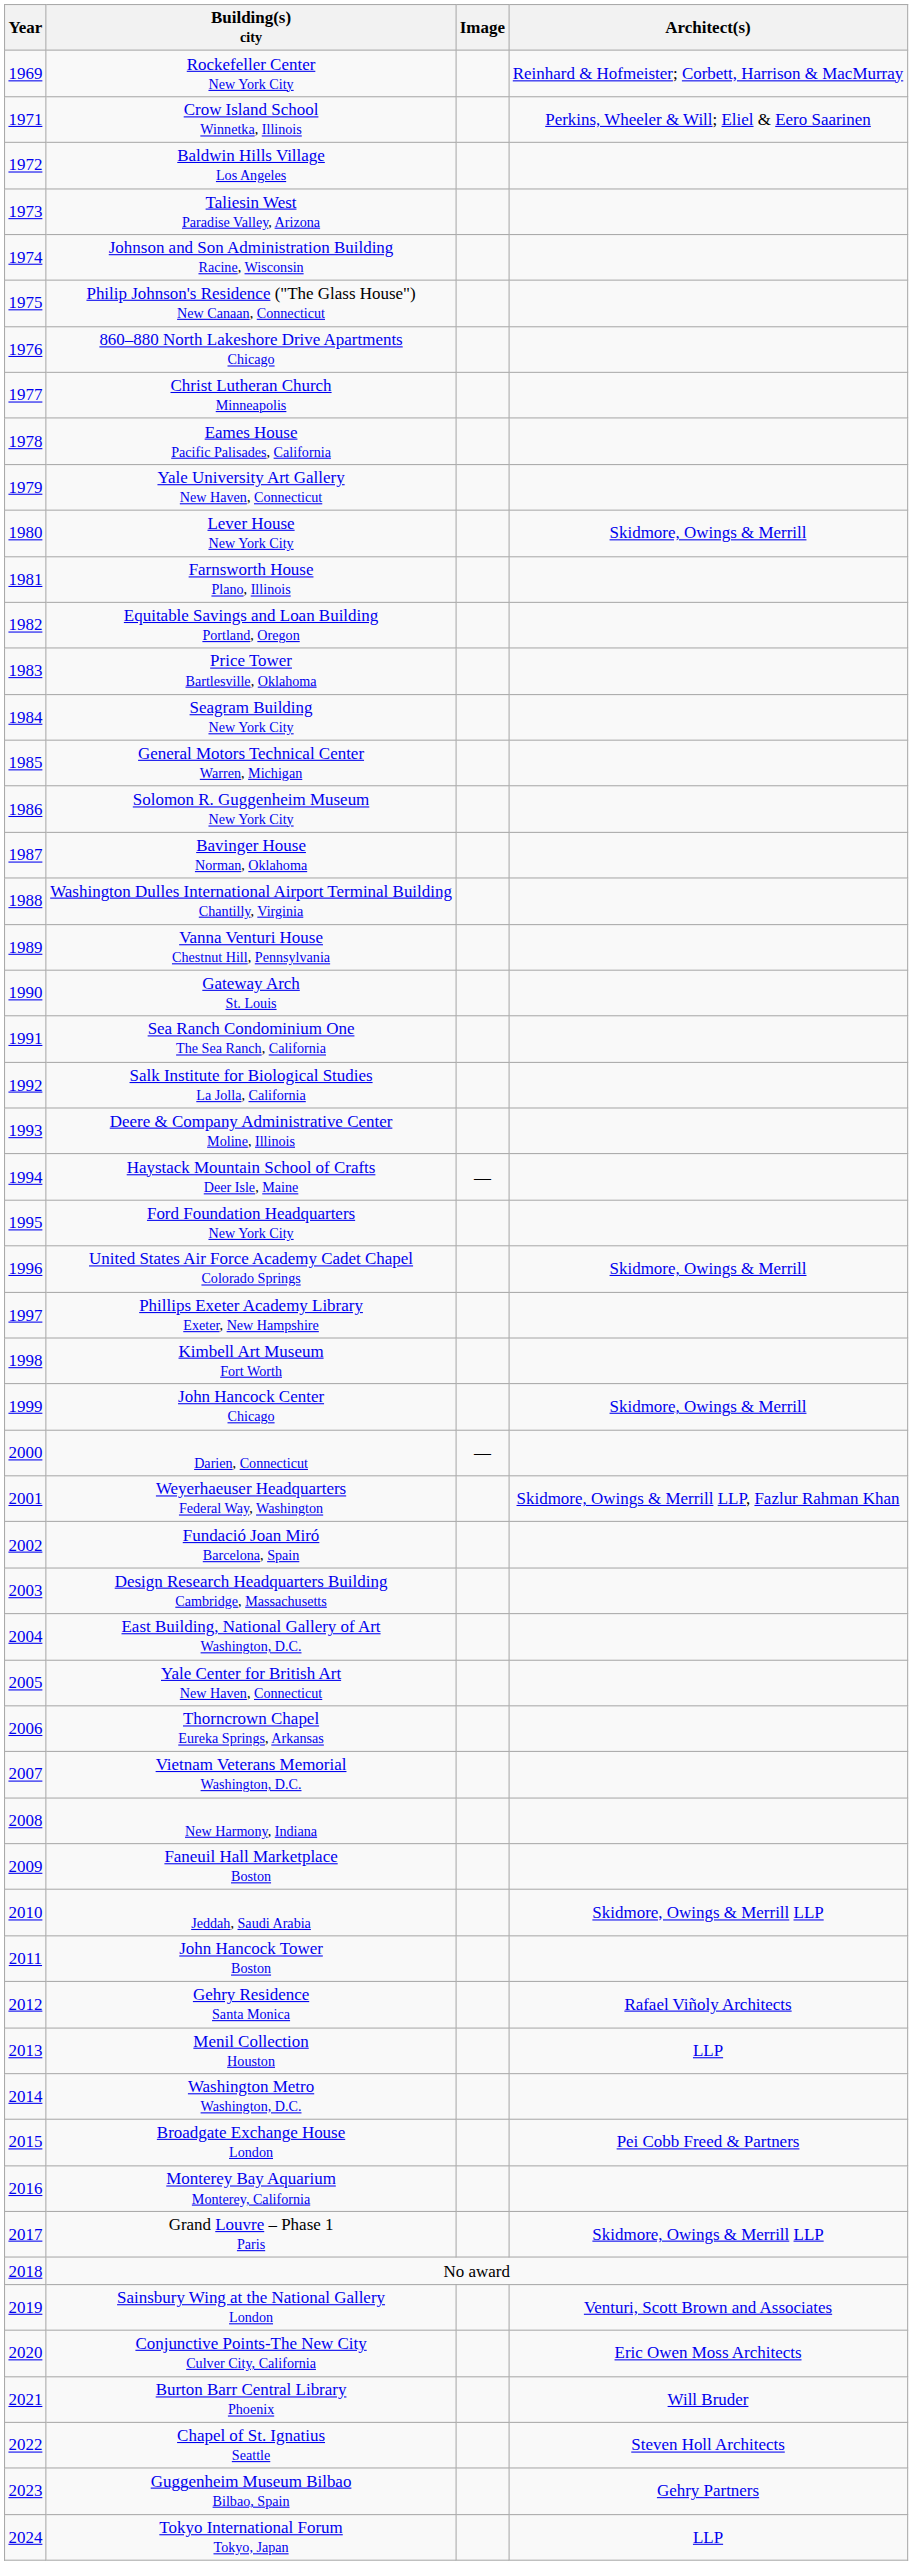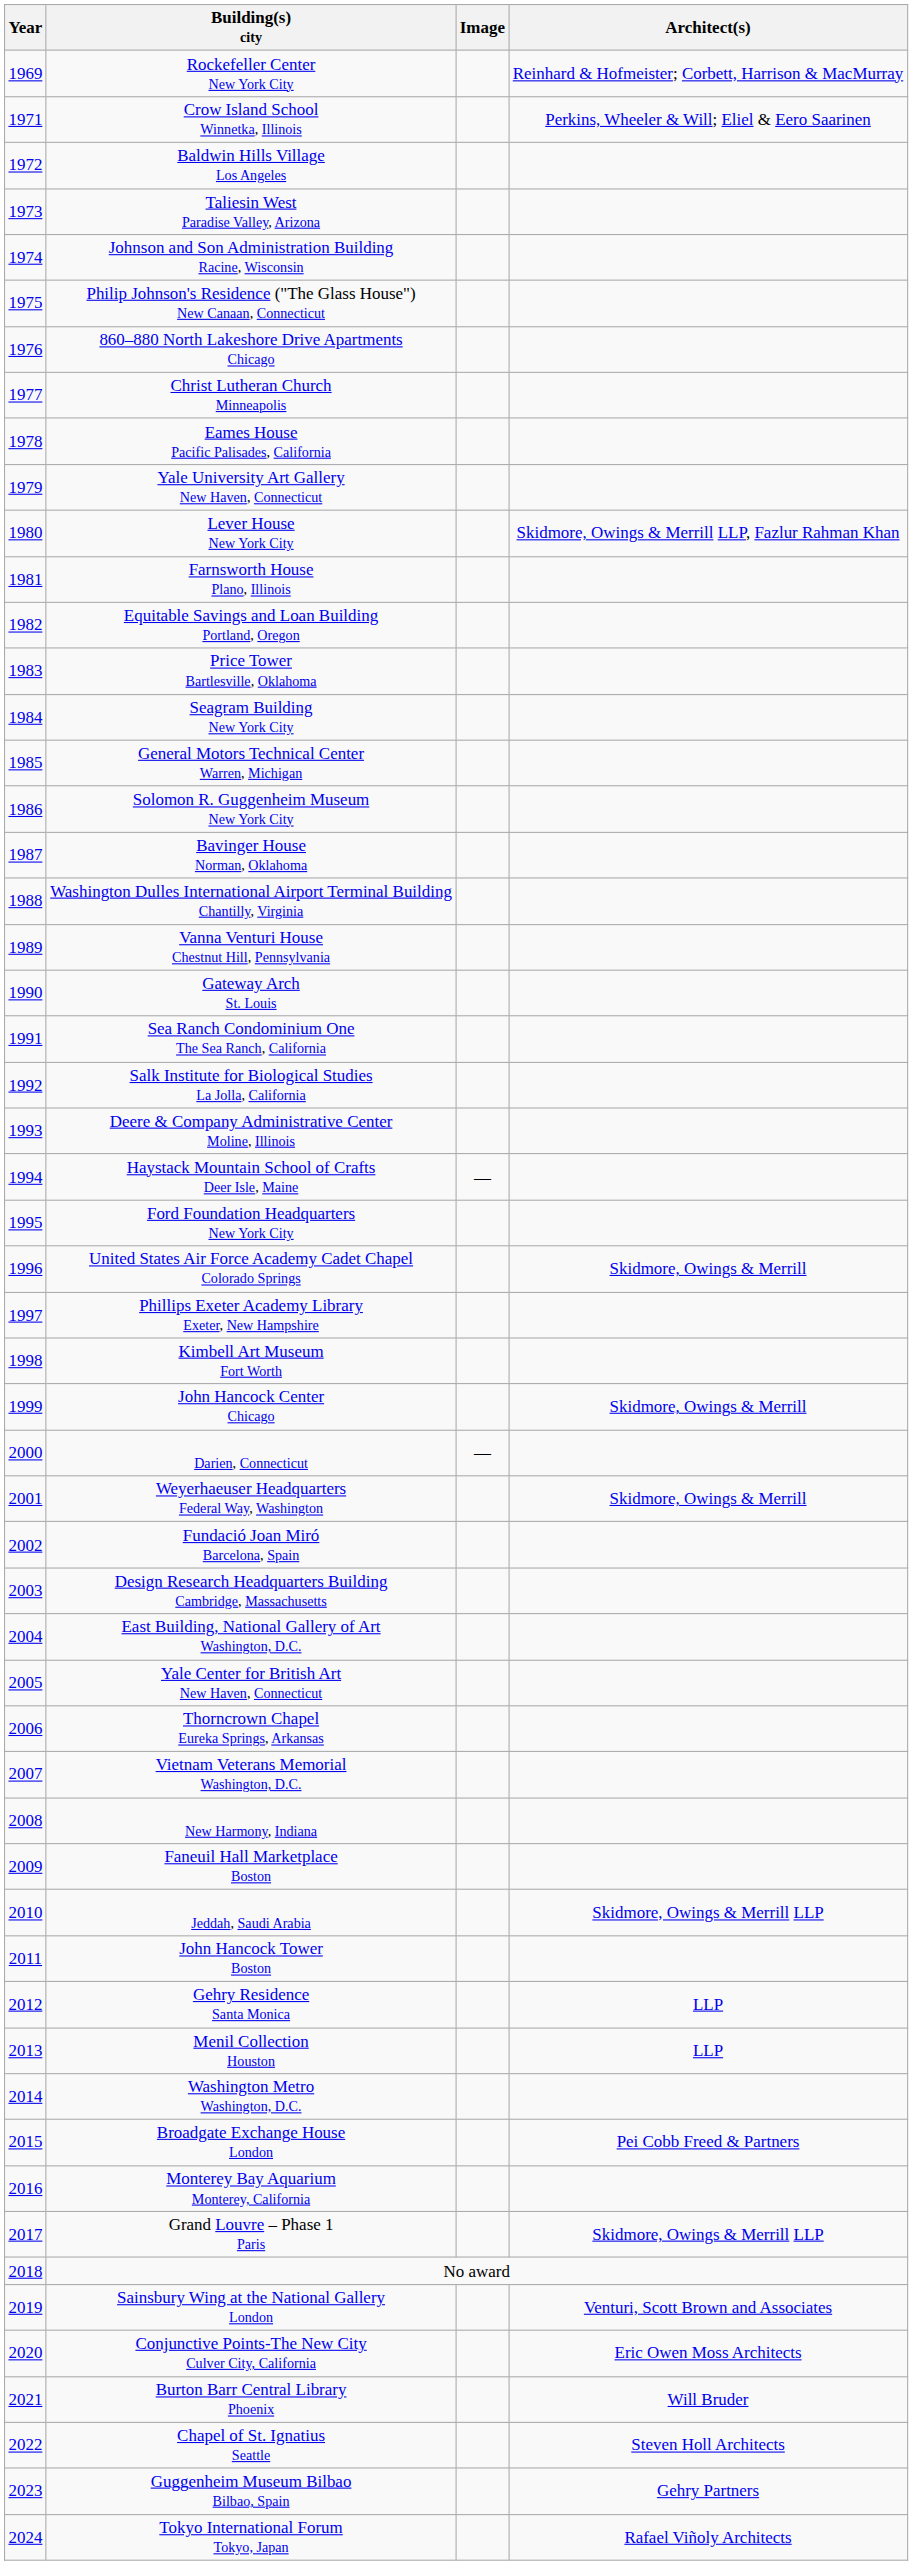(708, 533) Skidmore, Owings & Merrill -> (708, 533) Skidmore, Owings & Merrill LLP, Fazlur Rahman Khan
(708, 1498) Skidmore, Owings & Merrill LLP, Fazlur Rahman Khan -> (708, 1498) Skidmore, Owings & Merrill
(708, 2004) Rafael Viñoly Architects -> (708, 2004) LLP
(708, 2537) LLP -> (708, 2537) Rafael Viñoly Architects
